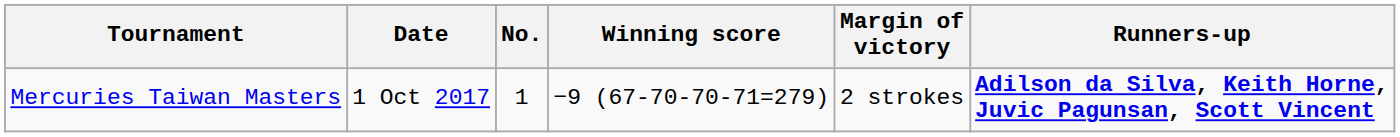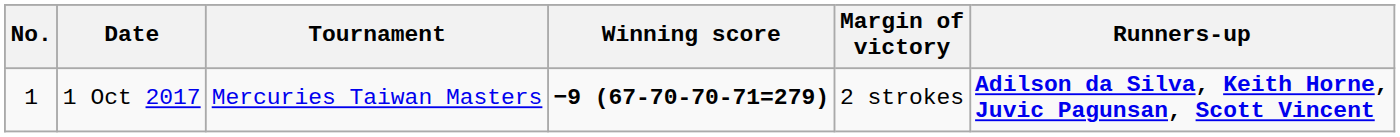columns swapped: (522, 37) <-> (176, 37)
(691, 100) normal -> (691, 100) bold
